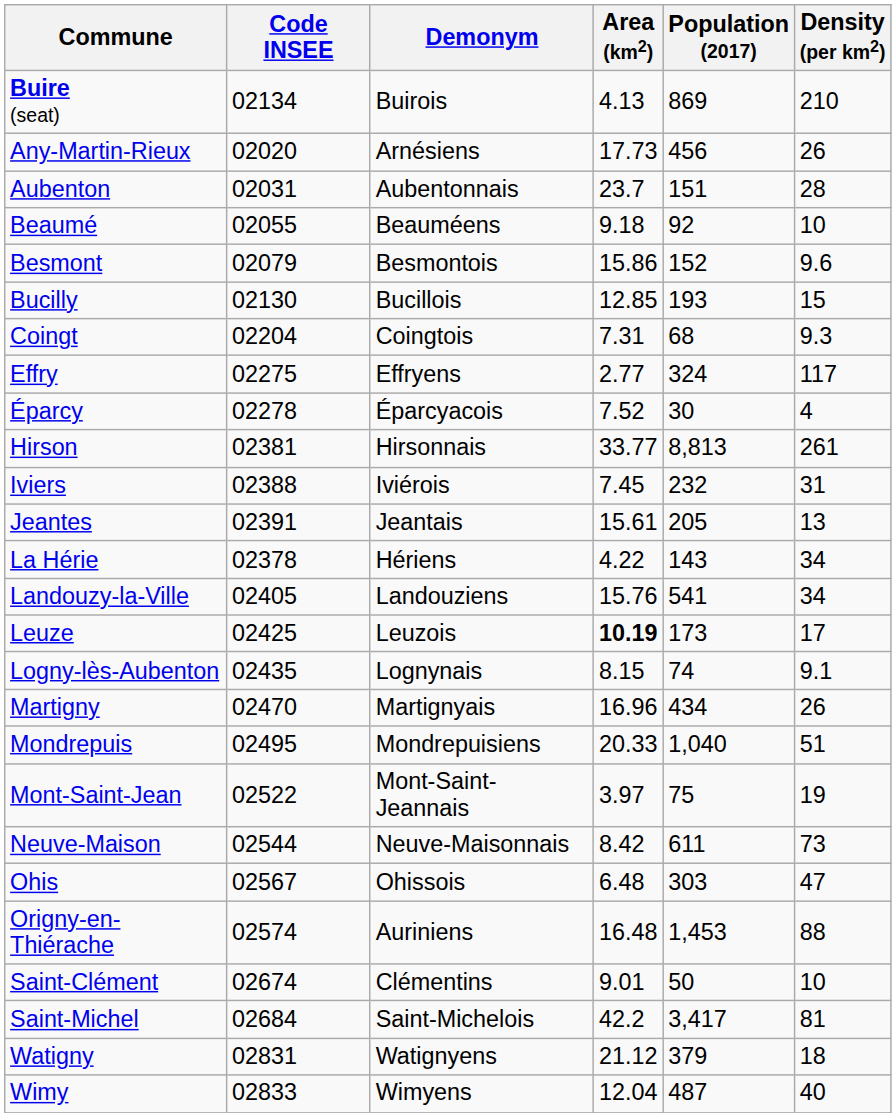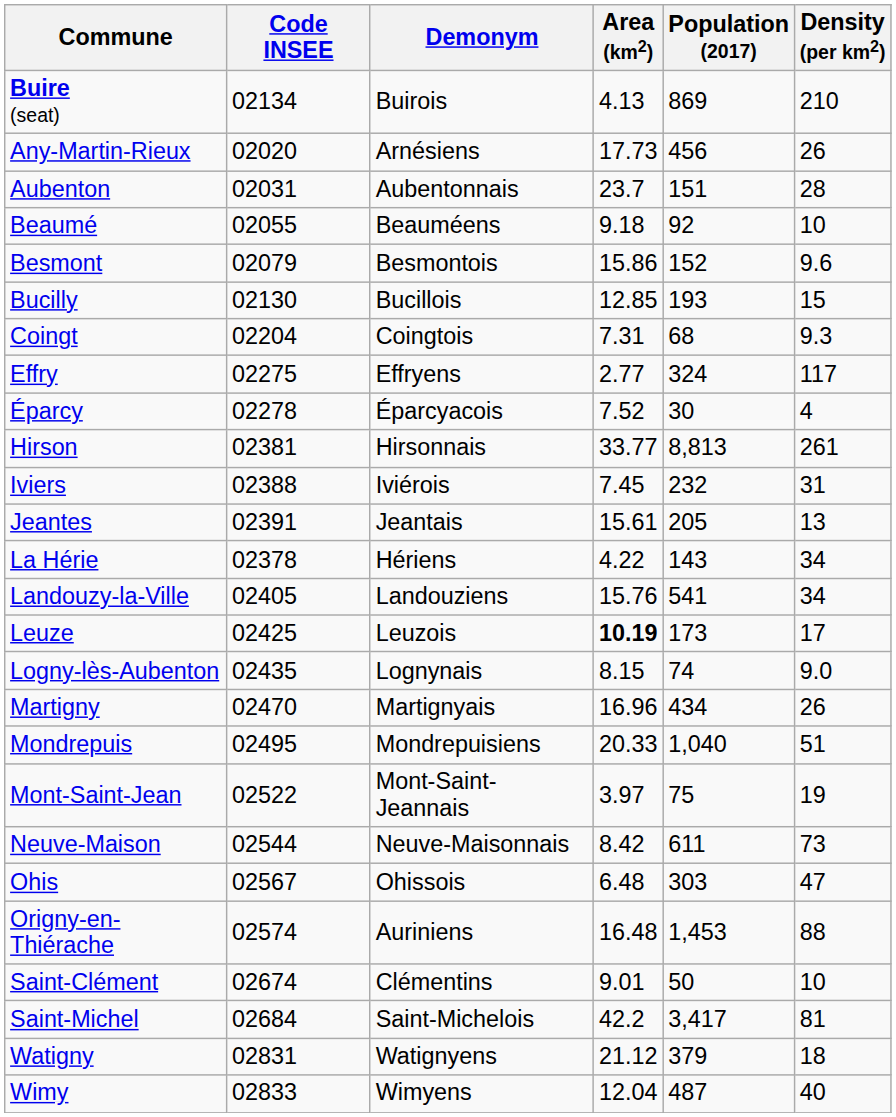(816, 670) 9.1 -> (816, 670) 9.0
